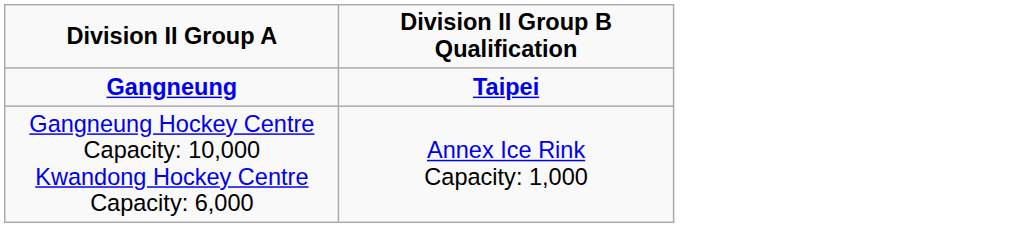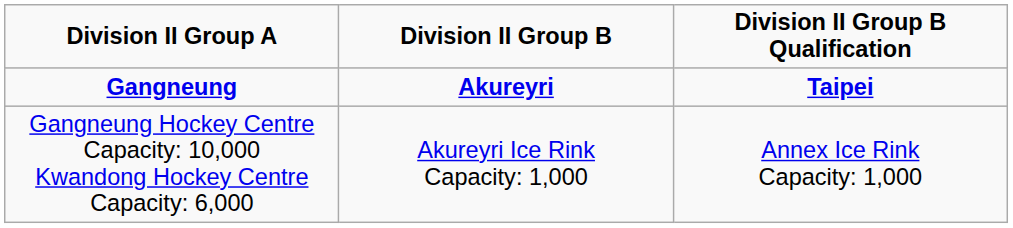+ column: (506, 36)
